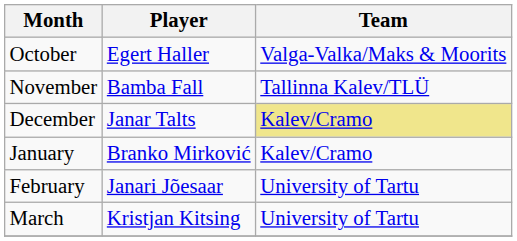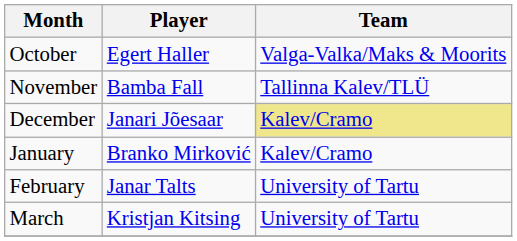(151, 119) Janar Talts -> (165, 119) Janari Jõesaar
(165, 185) Janari Jõesaar -> (151, 185) Janar Talts
